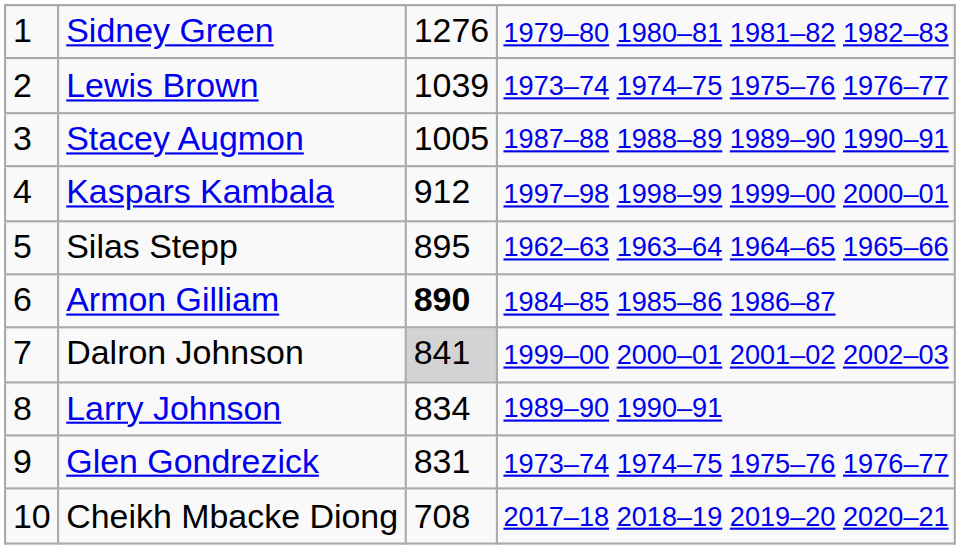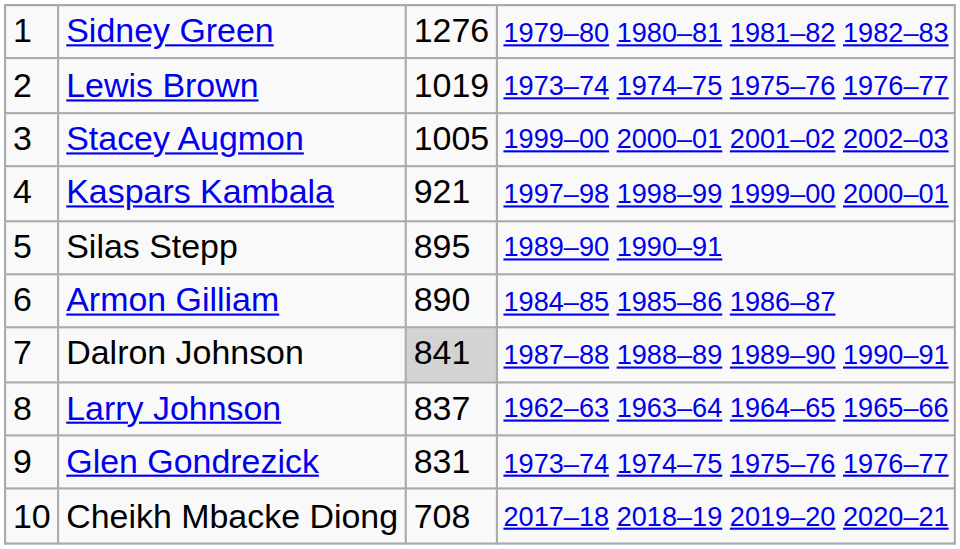(451, 85) 1039 -> (451, 85) 1019
(726, 140) 1987–88 1988–89 1989–90 1990–91 -> (726, 140) 1999–00 2000–01 2001–02 2002–03
(442, 192) 912 -> (442, 192) 921
(726, 247) 1962–63 1963–64 1964–65 1965–66 -> (613, 247) 1989–90 1990–91
(442, 300) bold -> (442, 300) normal
(726, 355) 1999–00 2000–01 2001–02 2002–03 -> (726, 355) 1987–88 1988–89 1989–90 1990–91
(442, 407) 834 -> (442, 407) 837
(613, 409) 1989–90 1990–91 -> (726, 409) 1962–63 1963–64 1964–65 1965–66
